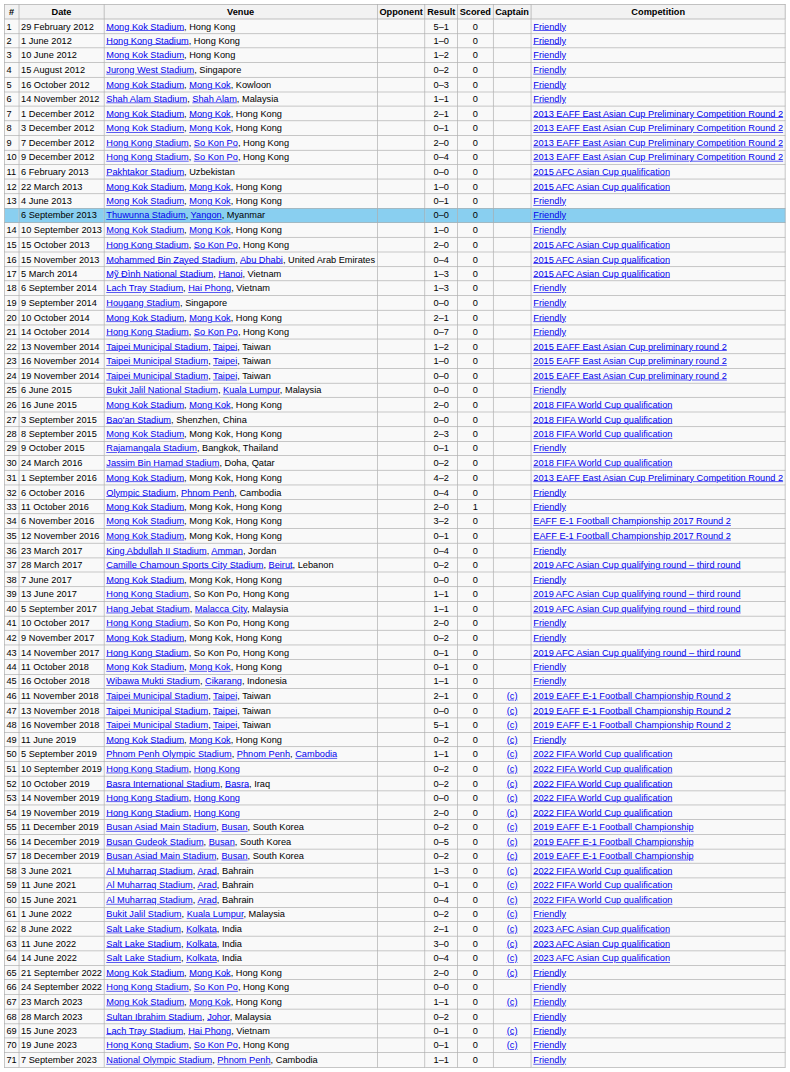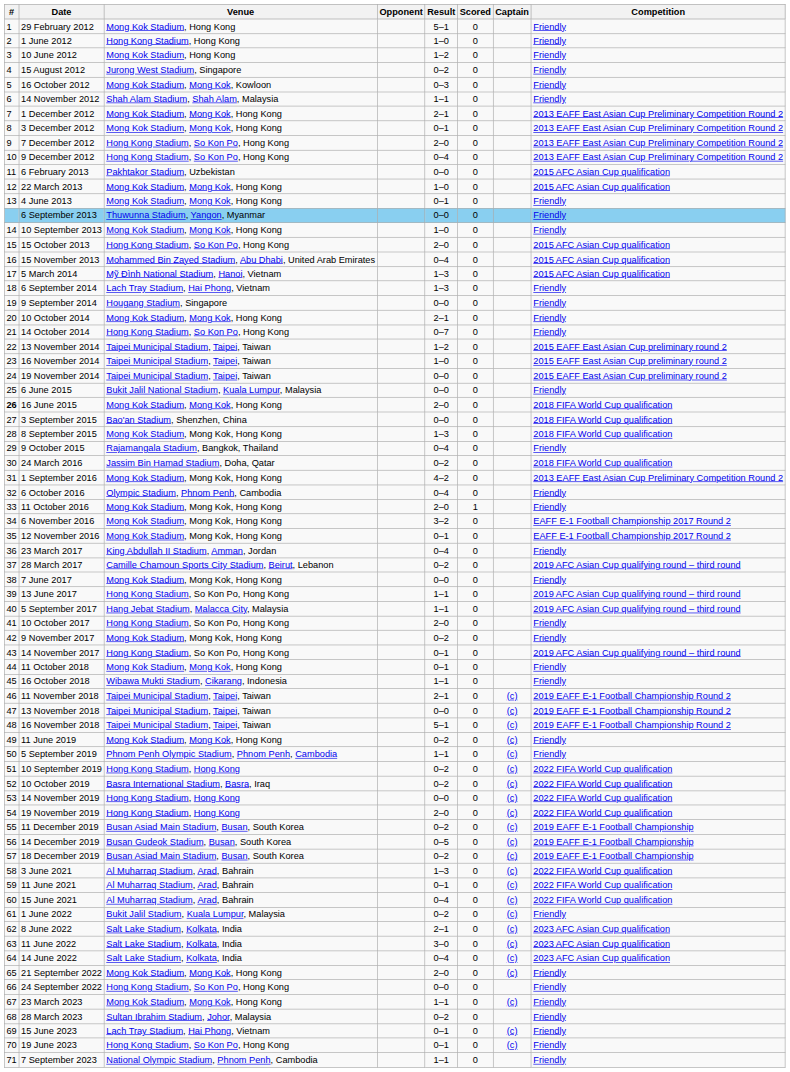(12, 405) normal -> (12, 405) bold
(441, 434) 2–3 -> (441, 434) 1–3
(441, 449) 0–1 -> (441, 449) 0–4
(603, 755) 2022 FIFA World Cup qualification -> (550, 755) Friendly
